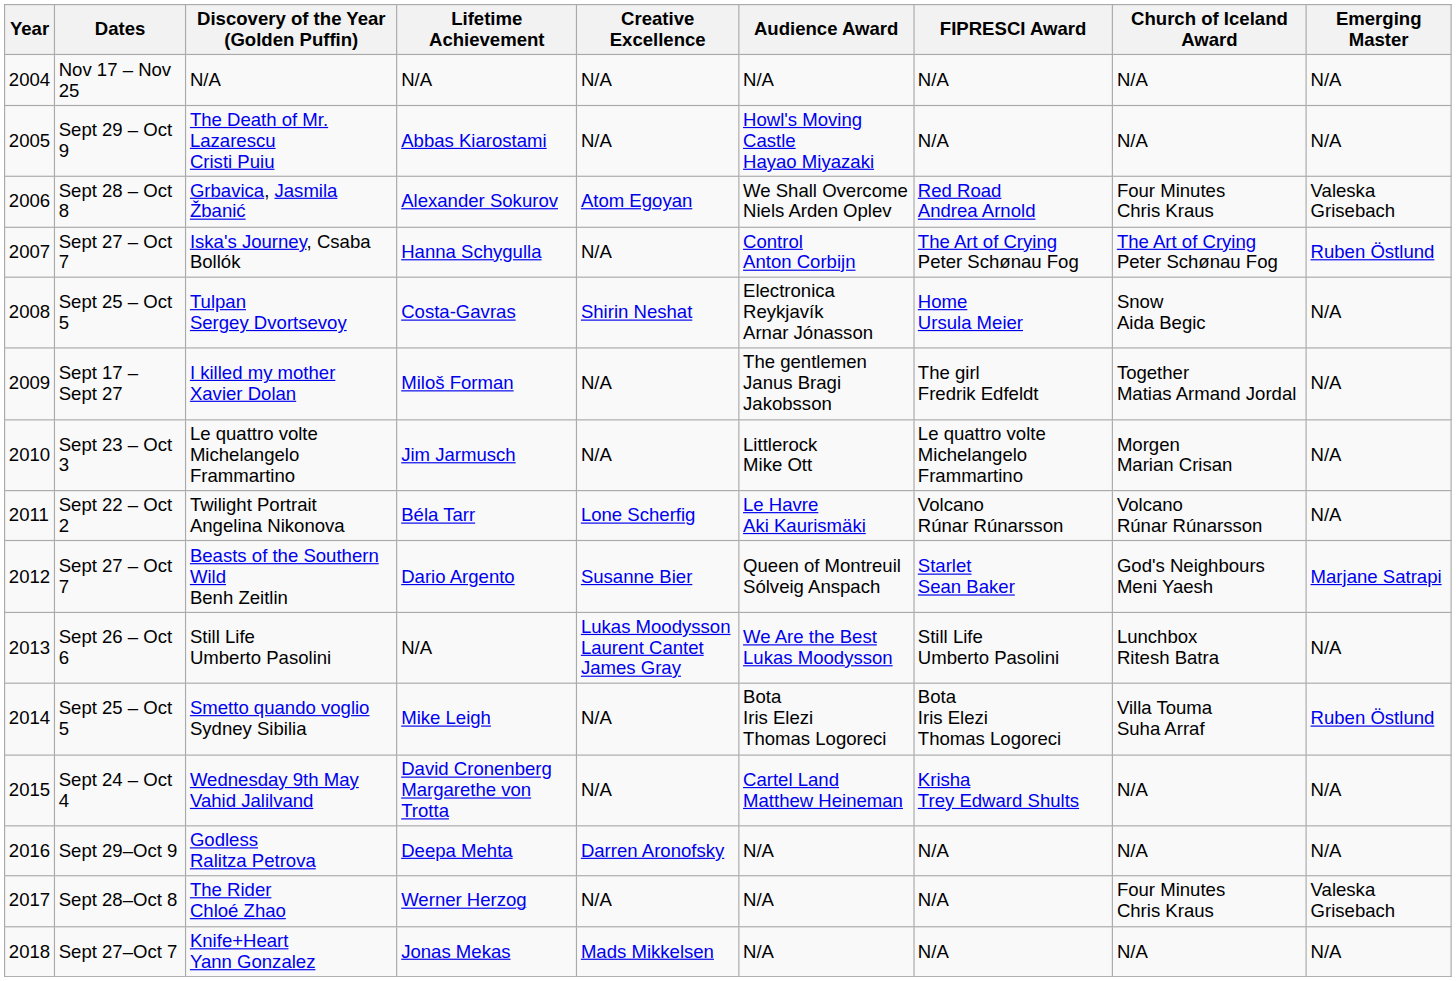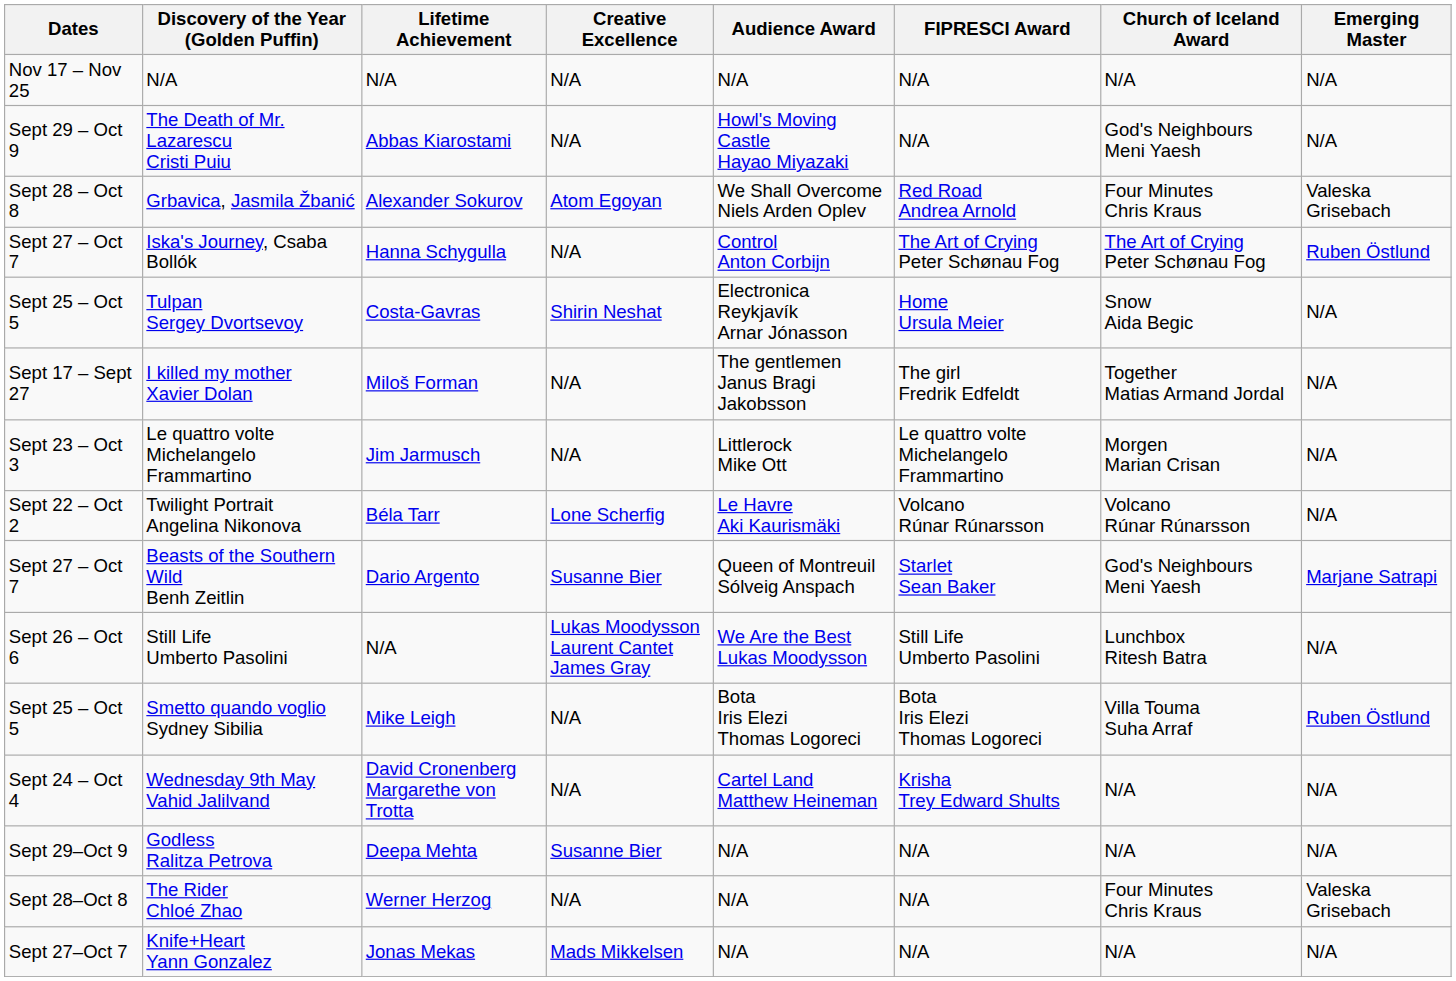- column: (30, 29)
(1132, 140) N/A -> (1179, 140) God's Neighbours Meni Yaesh
(653, 850) Darren Aronofsky -> (606, 850) Susanne Bier
